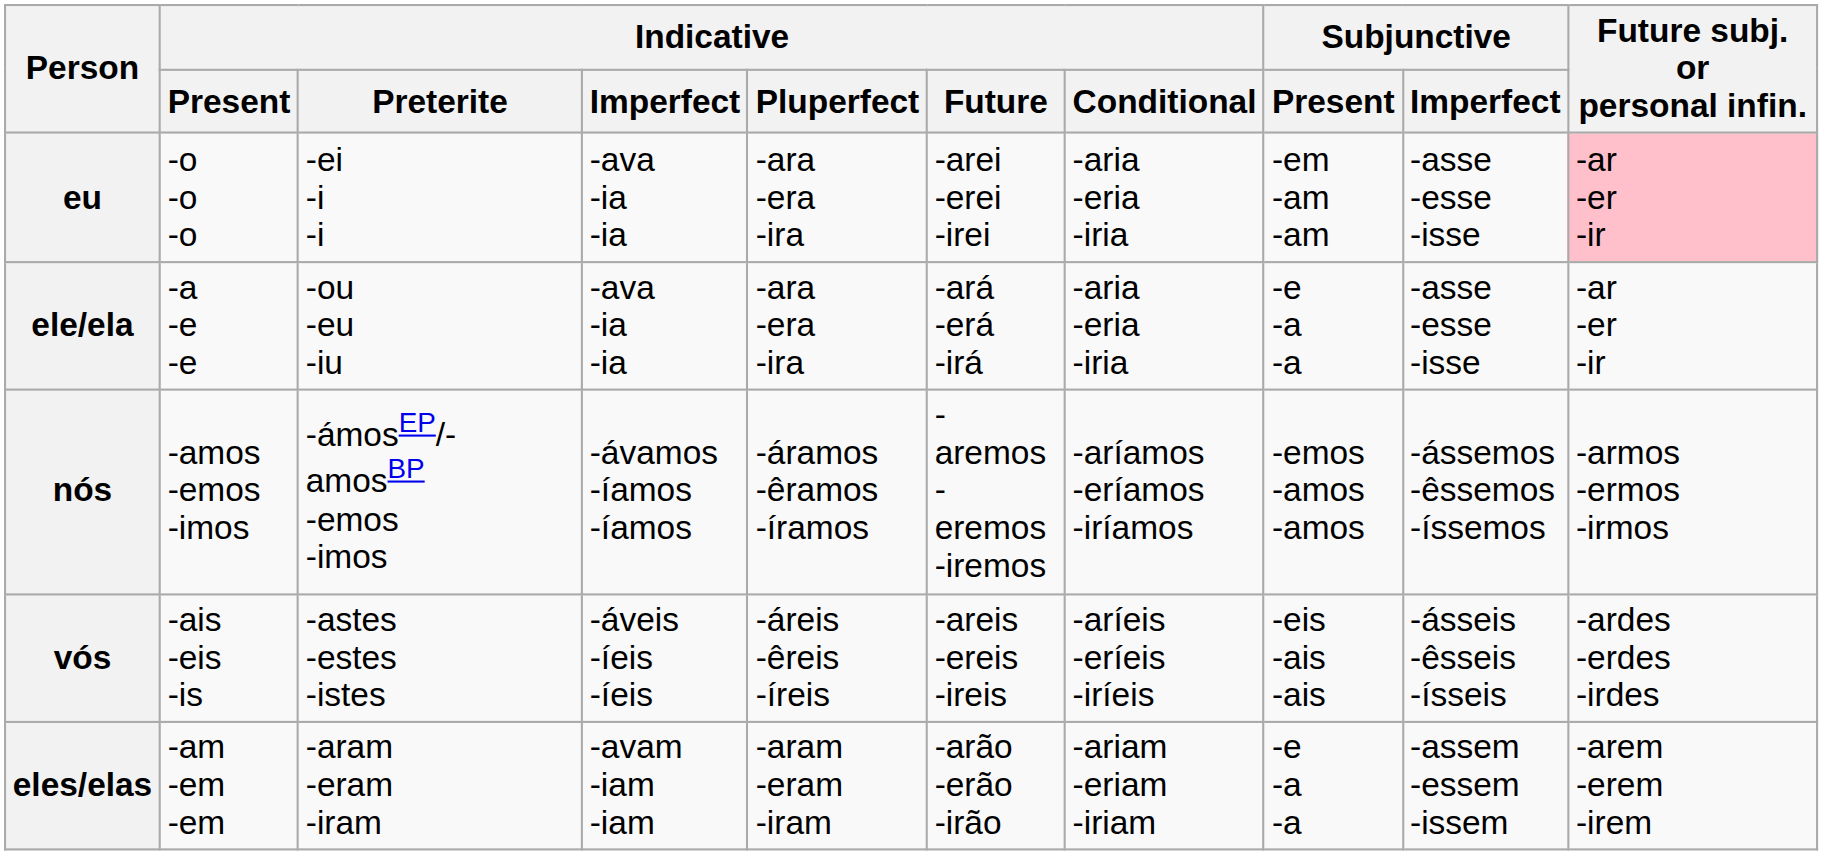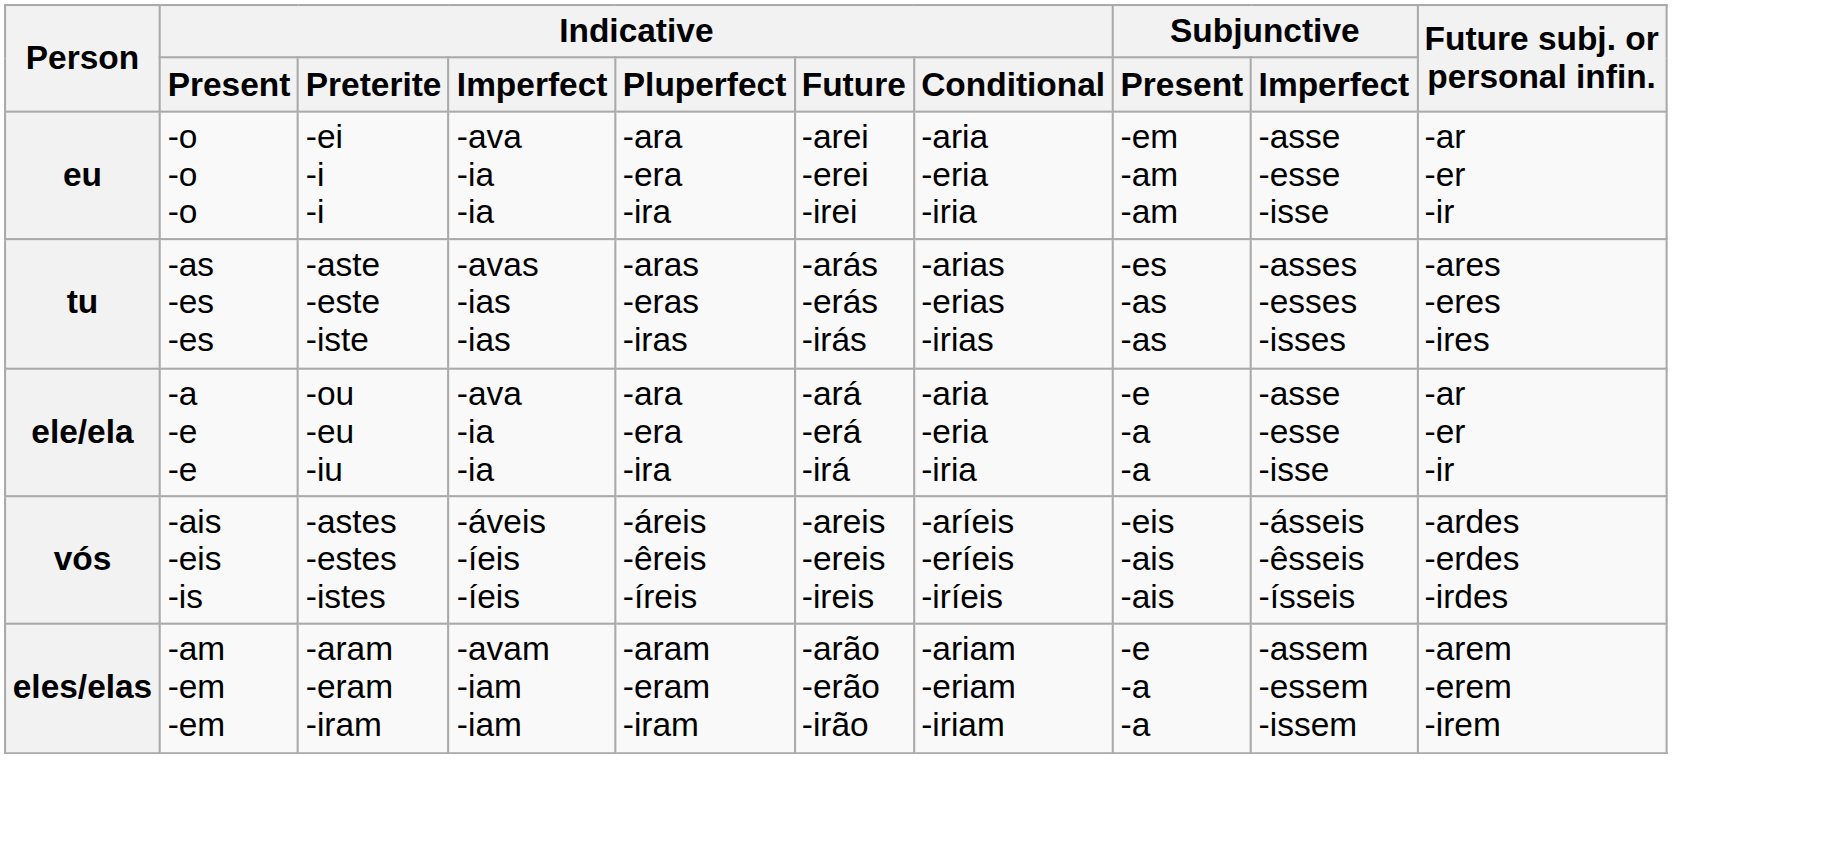(1596, 196) pink background -> (1445, 174) no background
+ row: (82, 302)
- row: (82, 491)
